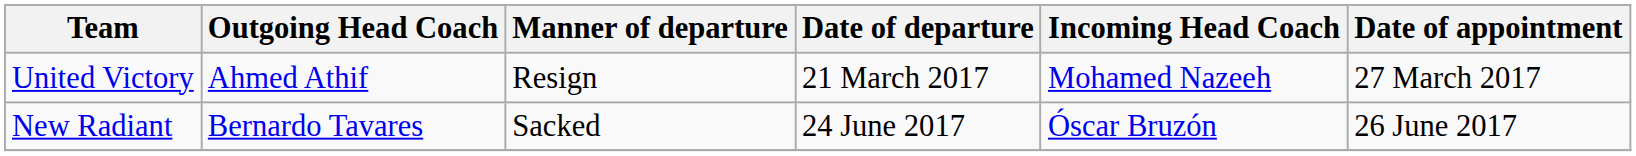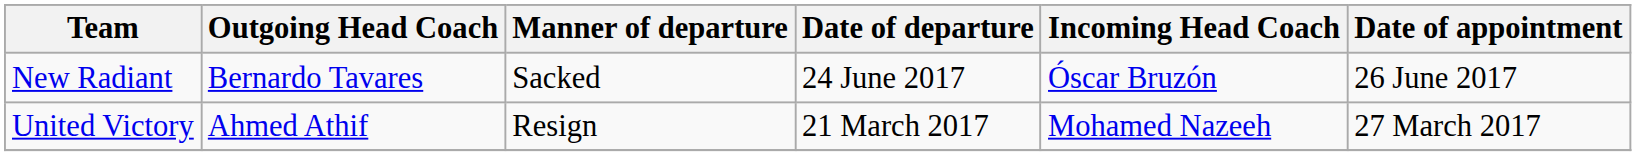rows swapped: (103, 77) <-> (92, 125)
